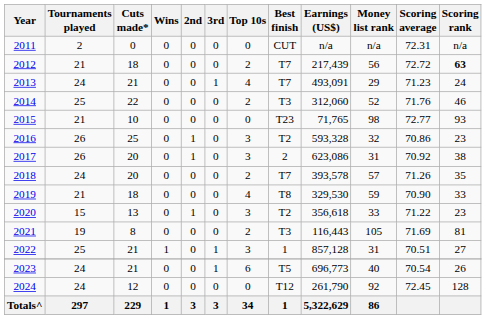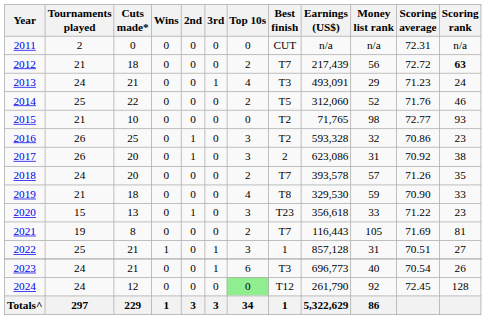(285, 82) T7 -> (285, 82) T3
(285, 101) T3 -> (285, 101) T5
(285, 120) T23 -> (285, 120) T2
(285, 212) T2 -> (285, 212) T23
(285, 231) T3 -> (285, 231) T7
(285, 268) T5 -> (285, 268) T3
(248, 286) no background -> (248, 286) lightgreen background
